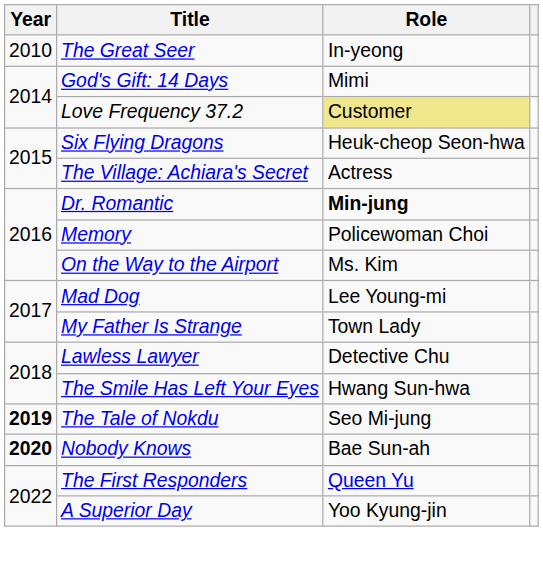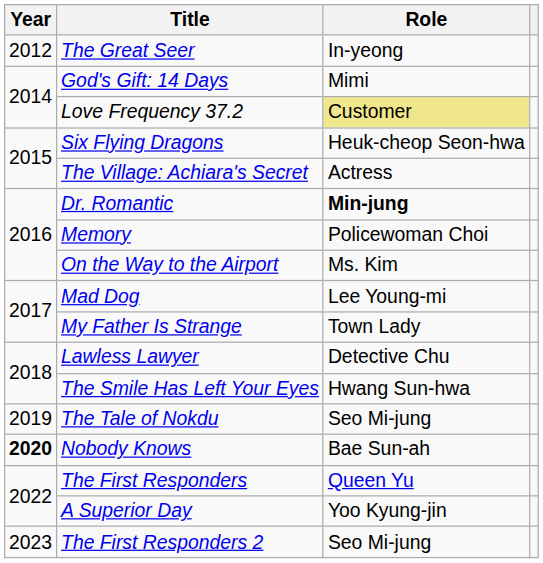(31, 50) 2010 -> (31, 50) 2012
(31, 419) bold -> (31, 419) normal
+ row: (162, 541)
